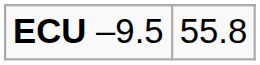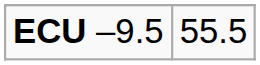(213, 32) 55.8 -> (213, 32) 55.5
